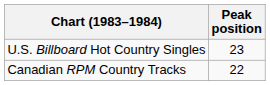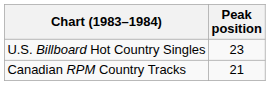(237, 70) 22 -> (237, 70) 21
